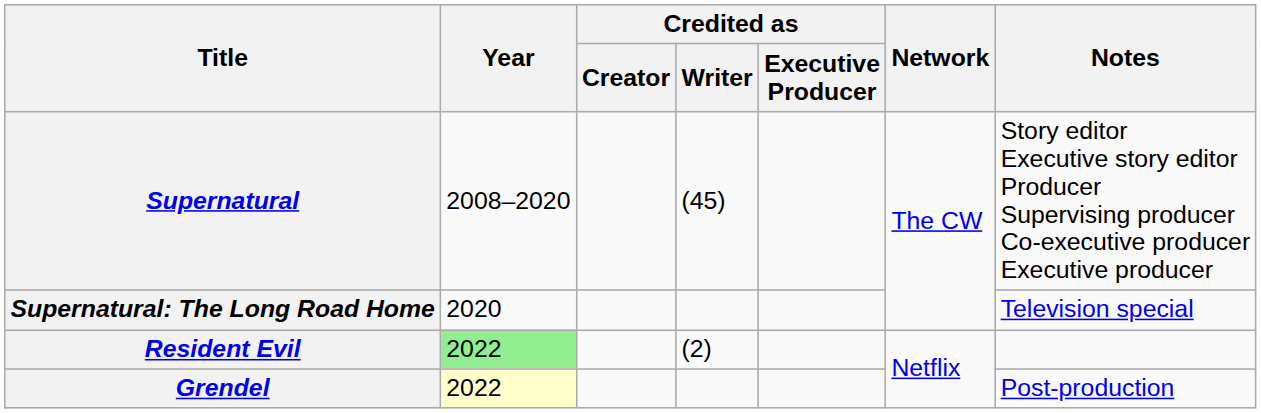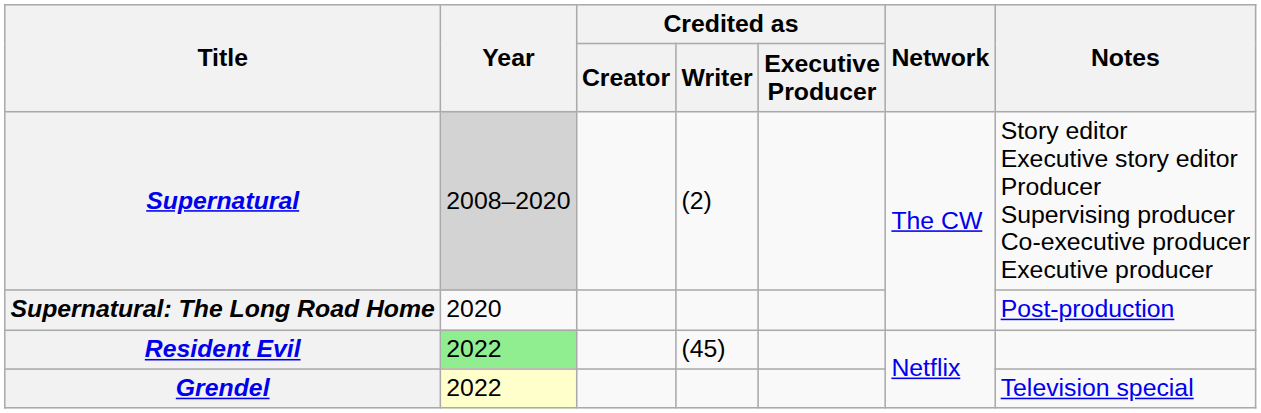(508, 200) no background -> (508, 200) lightgrey background
(704, 200) (45) -> (697, 200) (2)
(1097, 309) Television special -> (1088, 309) Post-production
(697, 348) (2) -> (704, 348) (45)
(1088, 388) Post-production -> (1097, 388) Television special
